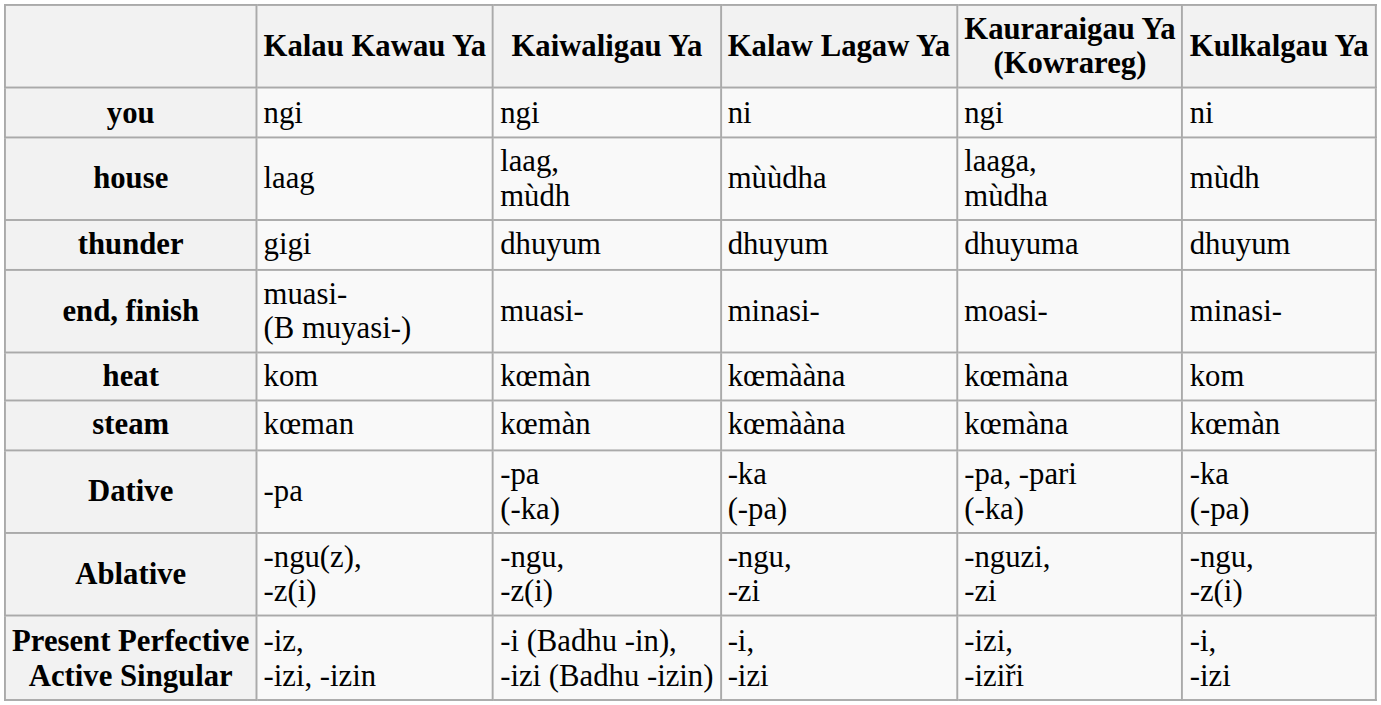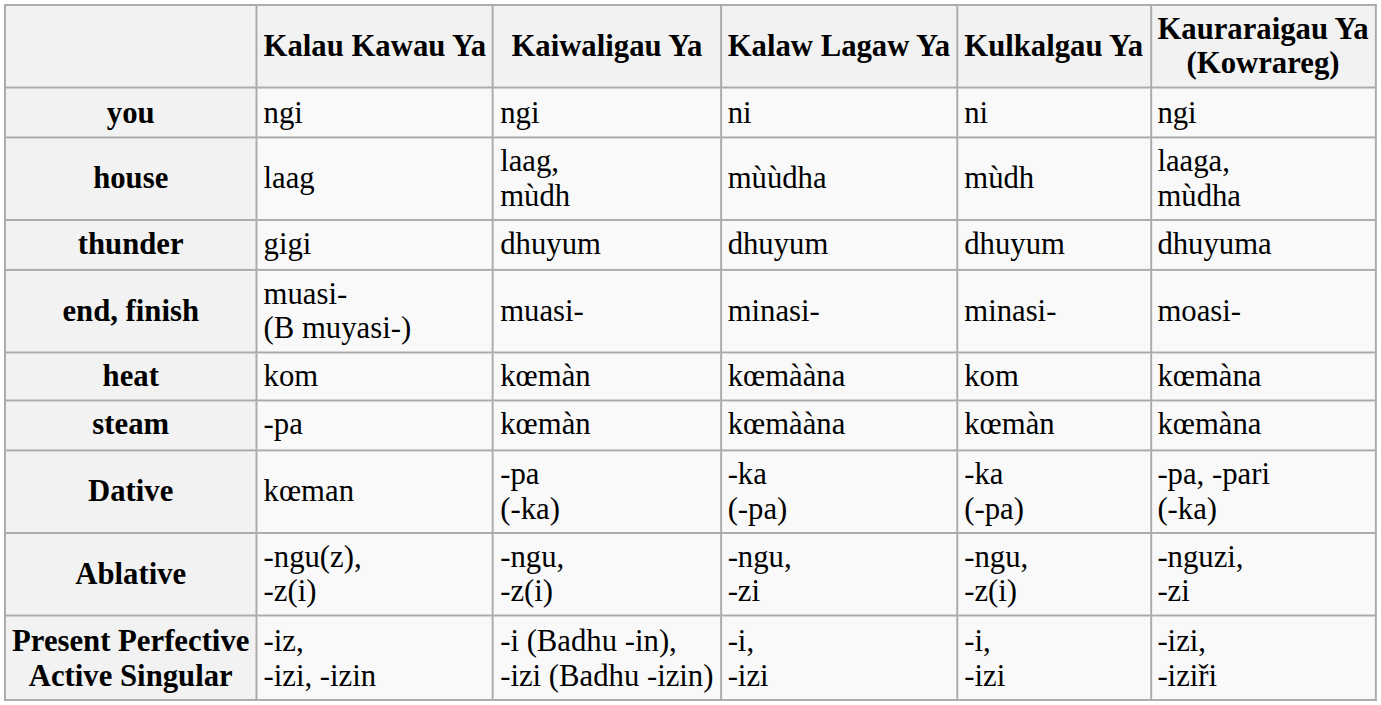columns swapped: (1279, 46) <-> (1070, 46)
(309, 424) kœman -> (283, 424) -pa
(283, 490) -pa -> (309, 490) kœman
